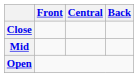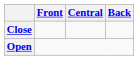- row: (19, 47)
